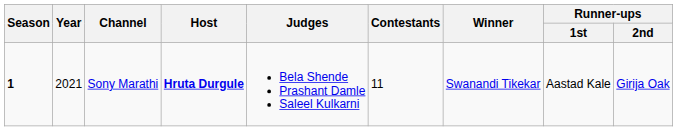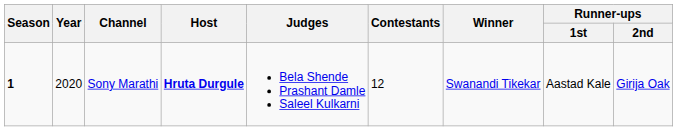(69, 84) 2021 -> (69, 84) 2020
(377, 84) 11 -> (378, 84) 12
